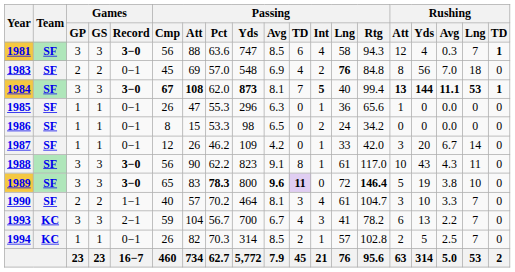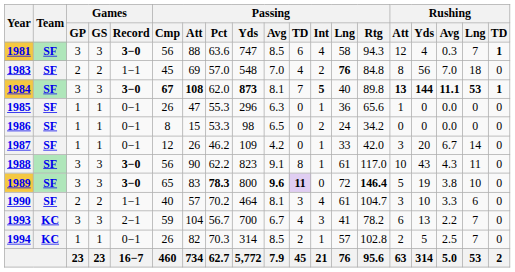(131, 70) 0−1 -> (131, 70) 1−1
(277, 70) 6.9 -> (277, 70) 7.0
(374, 88) 99.4 -> (374, 88) 89.8
(475, 201) 7 -> (475, 201) 6
